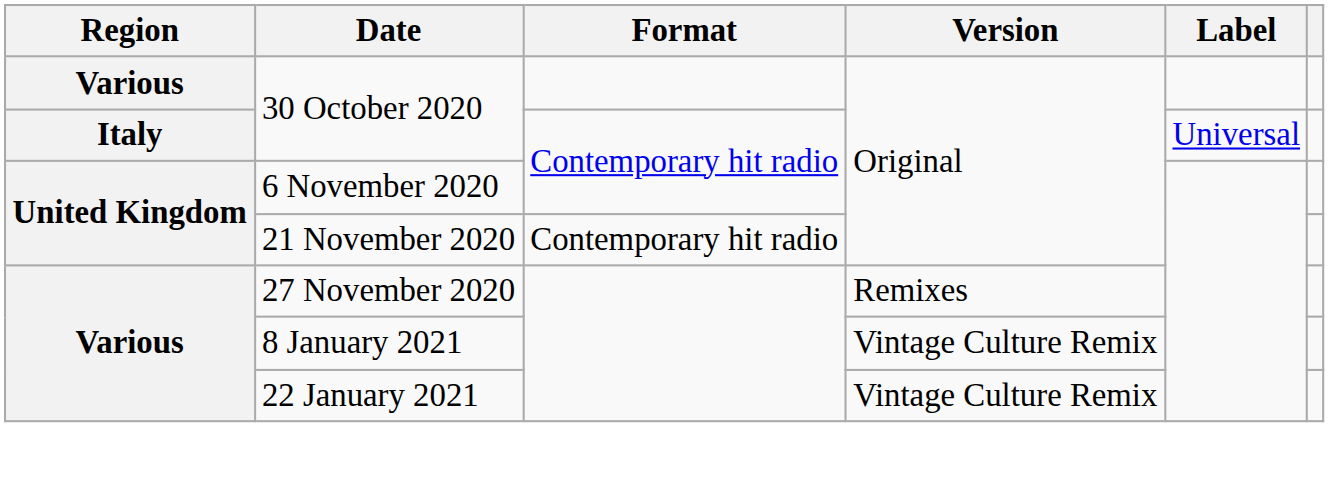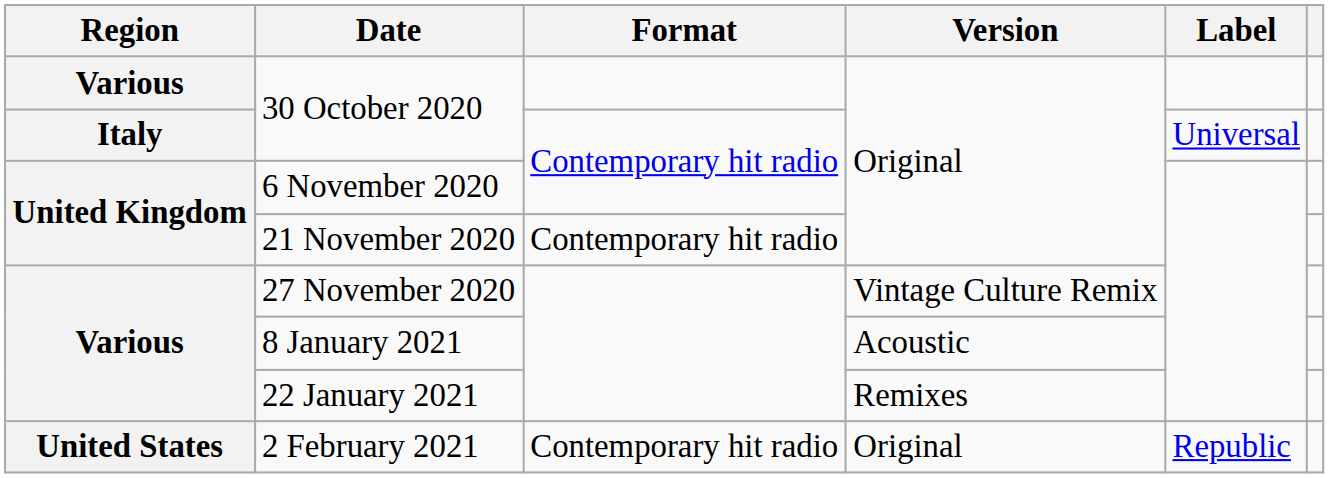(911, 290) Remixes -> (1005, 290) Vintage Culture Remix
(1005, 342) Vintage Culture Remix -> (912, 342) Acoustic
(1005, 394) Vintage Culture Remix -> (911, 394) Remixes
+ row: (130, 446)
